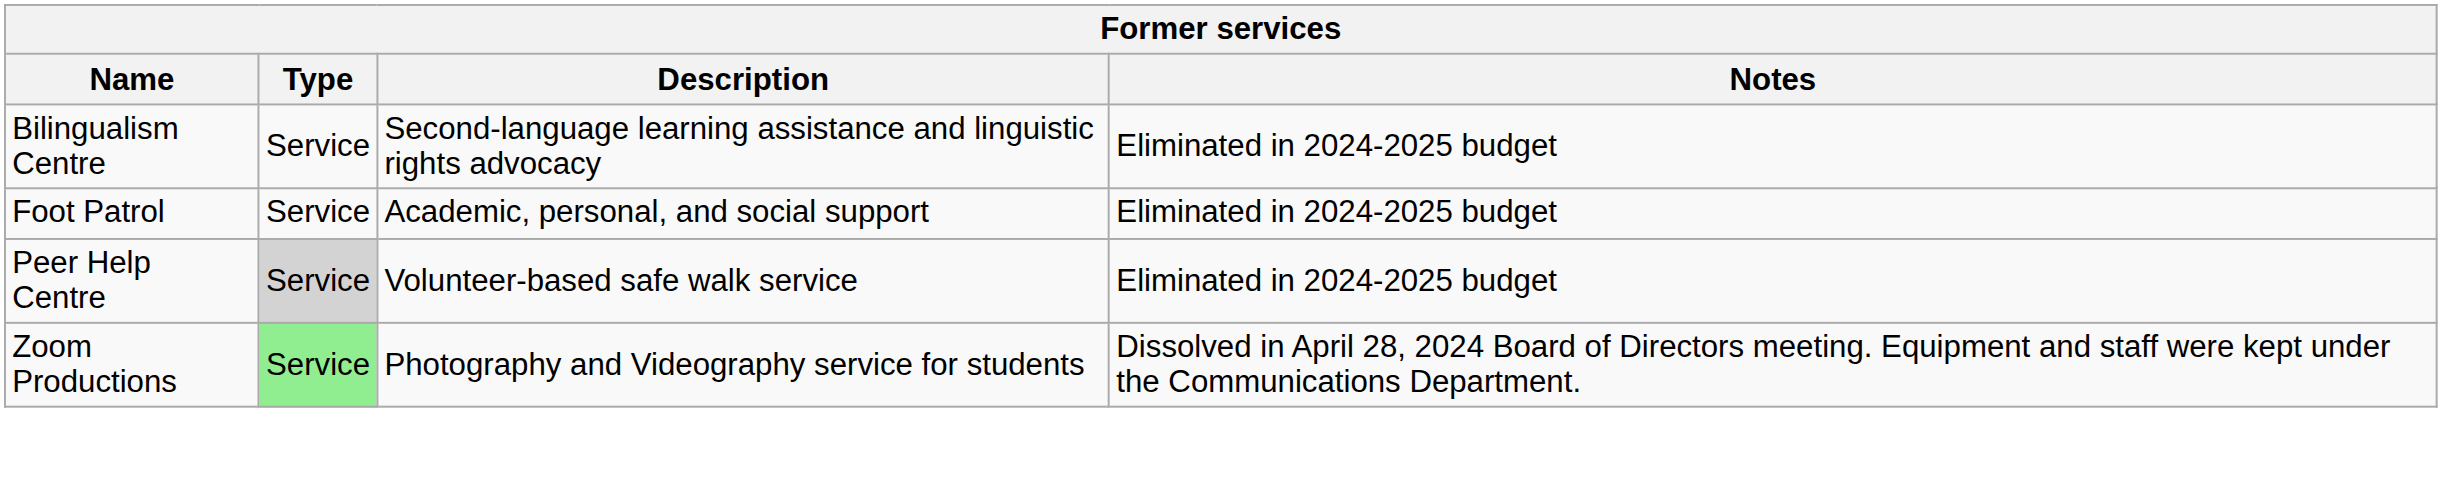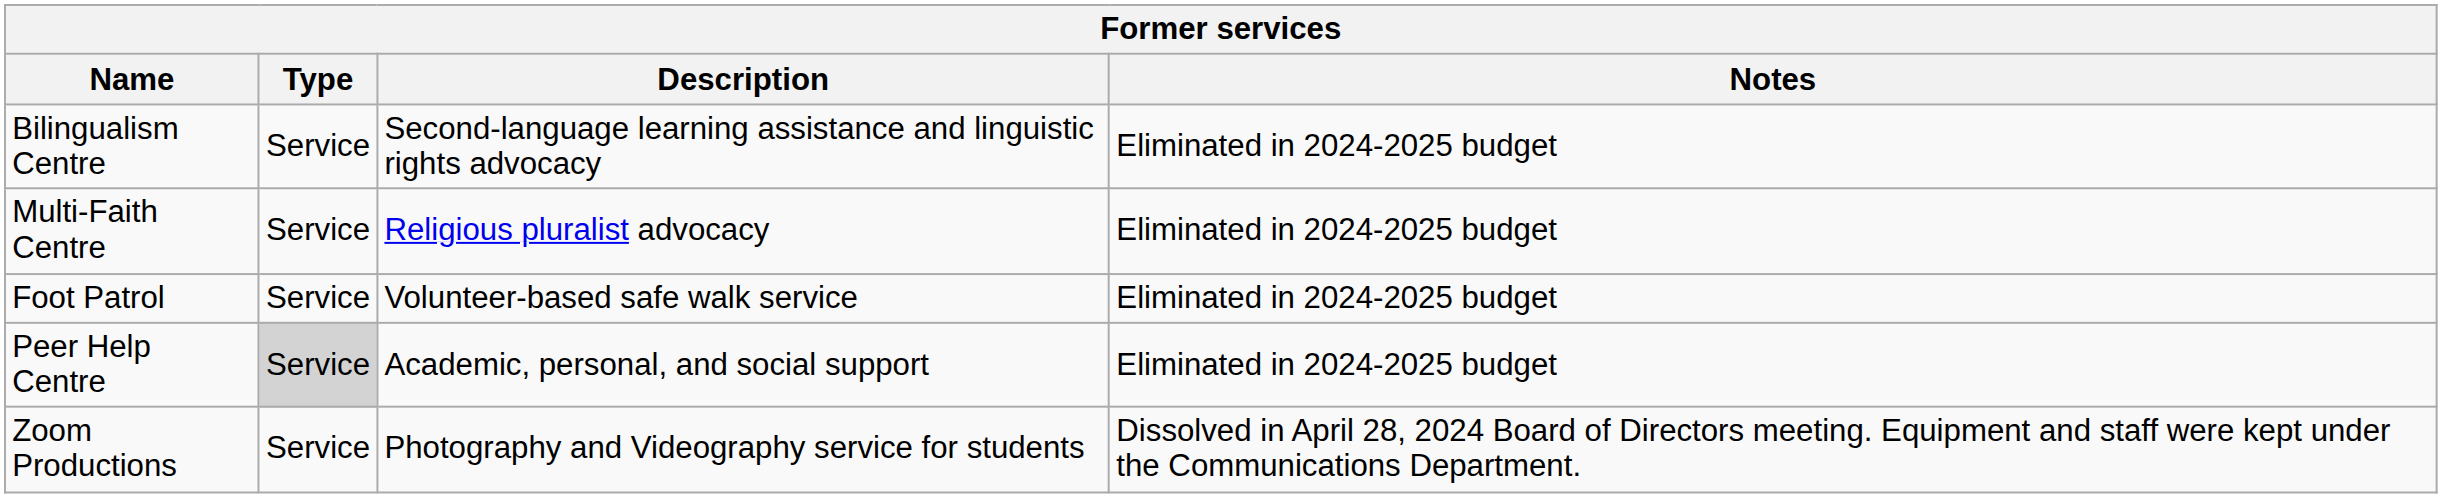+ row: (85, 230)
(657, 212) Academic, personal, and social support -> (621, 297) Volunteer-based safe walk service
(621, 279) Volunteer-based safe walk service -> (657, 364) Academic, personal, and social support
(318, 364) lightgreen background -> (318, 448) no background
